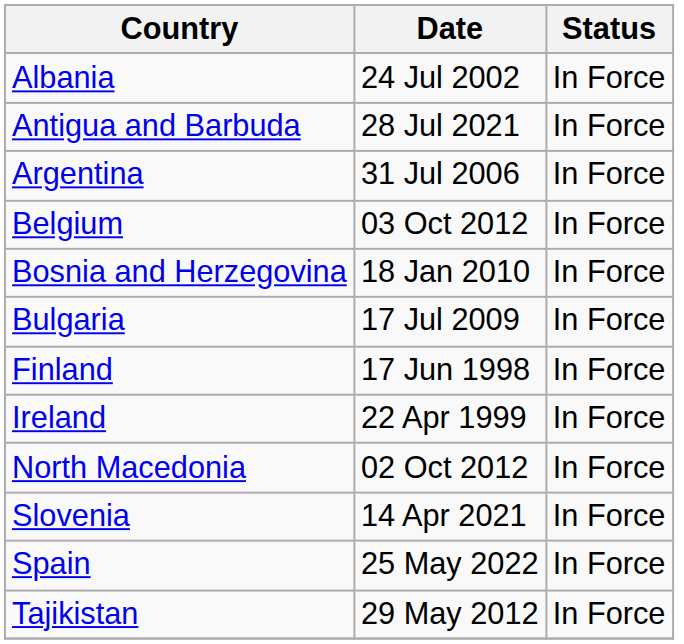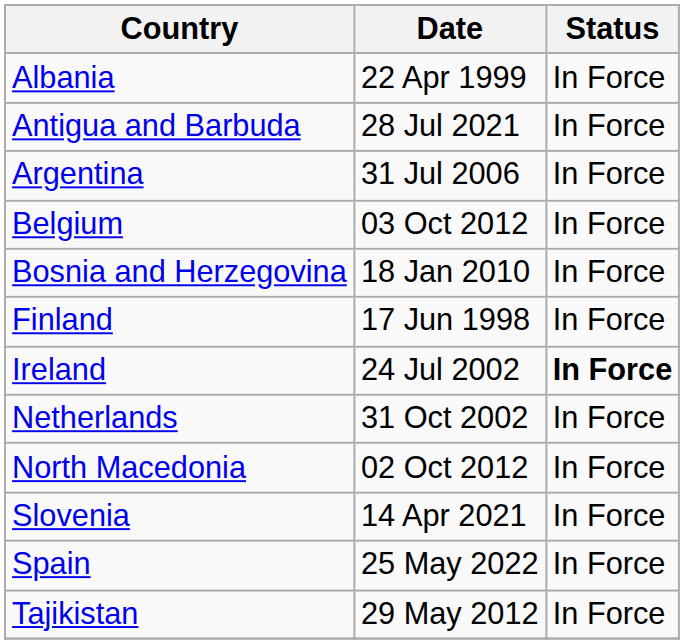(440, 77) 24 Jul 2002 -> (444, 77) 22 Apr 1999
- row: (68, 321)
(444, 418) 22 Apr 1999 -> (440, 369) 24 Jul 2002
(609, 418) normal -> (612, 369) bold
+ row: (95, 418)
